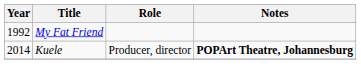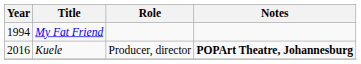(19, 31) 1992 -> (19, 31) 1994
(19, 50) 2014 -> (19, 50) 2016
